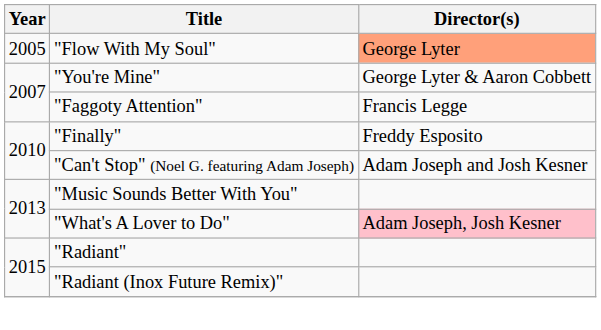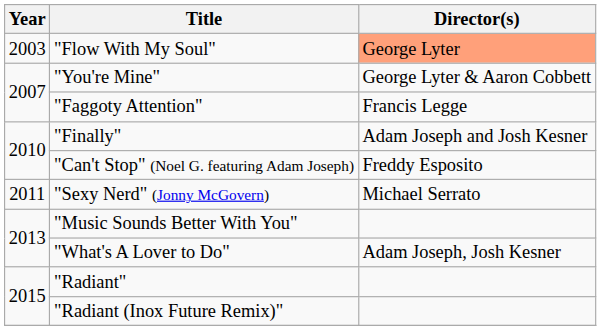(27, 48) 2005 -> (27, 48) 2003
(423, 135) Freddy Esposito -> (475, 135) Adam Joseph and Josh Kesner
(475, 164) Adam Joseph and Josh Kesner -> (423, 164) Freddy Esposito
+ row: (162, 194)
(462, 223) pink background -> (462, 252) no background
